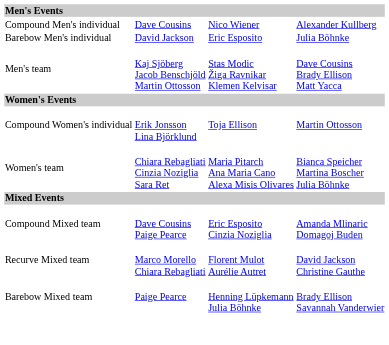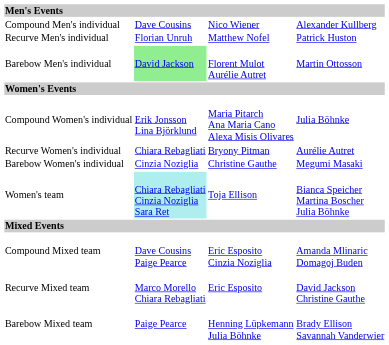+ row: (57, 38)
(164, 38) no background -> (164, 63) lightgreen background
(235, 38) Eric Esposito -> (237, 69) Florent Mulot Aurélie Autret
(323, 38) Julia Böhnke -> (329, 63) Martin Ottosson
- row: (28, 69)
(233, 125) Toja Ellison -> (251, 125) Maria Pitarch Ana Maria Cano Alexa Misis Olivares
(329, 125) Martin Ottosson -> (323, 119) Julia Böhnke
+ row: (63, 150)
+ row: (64, 164)
(170, 173) no background -> (170, 201) paleturquoise background
(251, 173) Maria Pitarch Ana Maria Cano Alexa Misis Olivares -> (233, 195) Toja Ellison
(237, 265) Florent Mulot Aurélie Autret -> (235, 287) Eric Esposito
